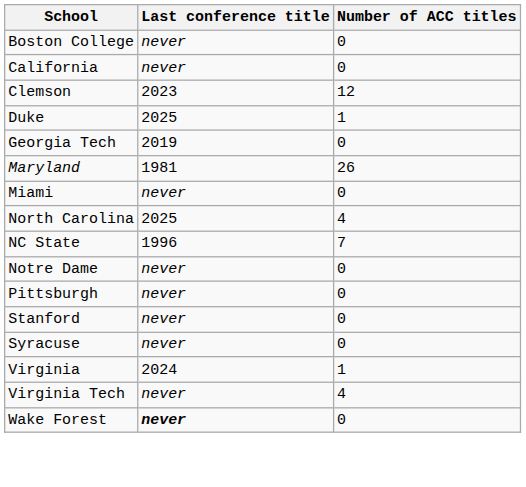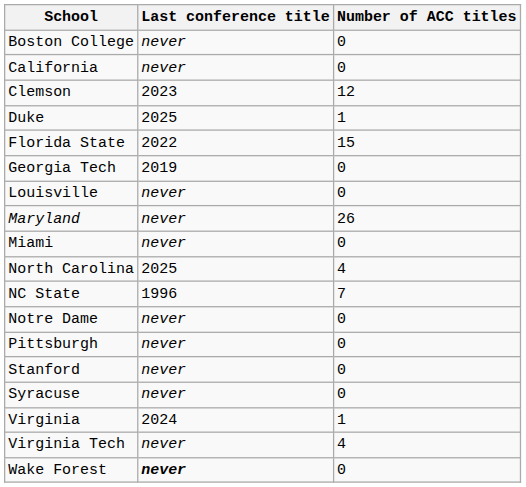+ row: (67, 143)
+ row: (53, 193)
(159, 168) 1981 -> (164, 218) never
